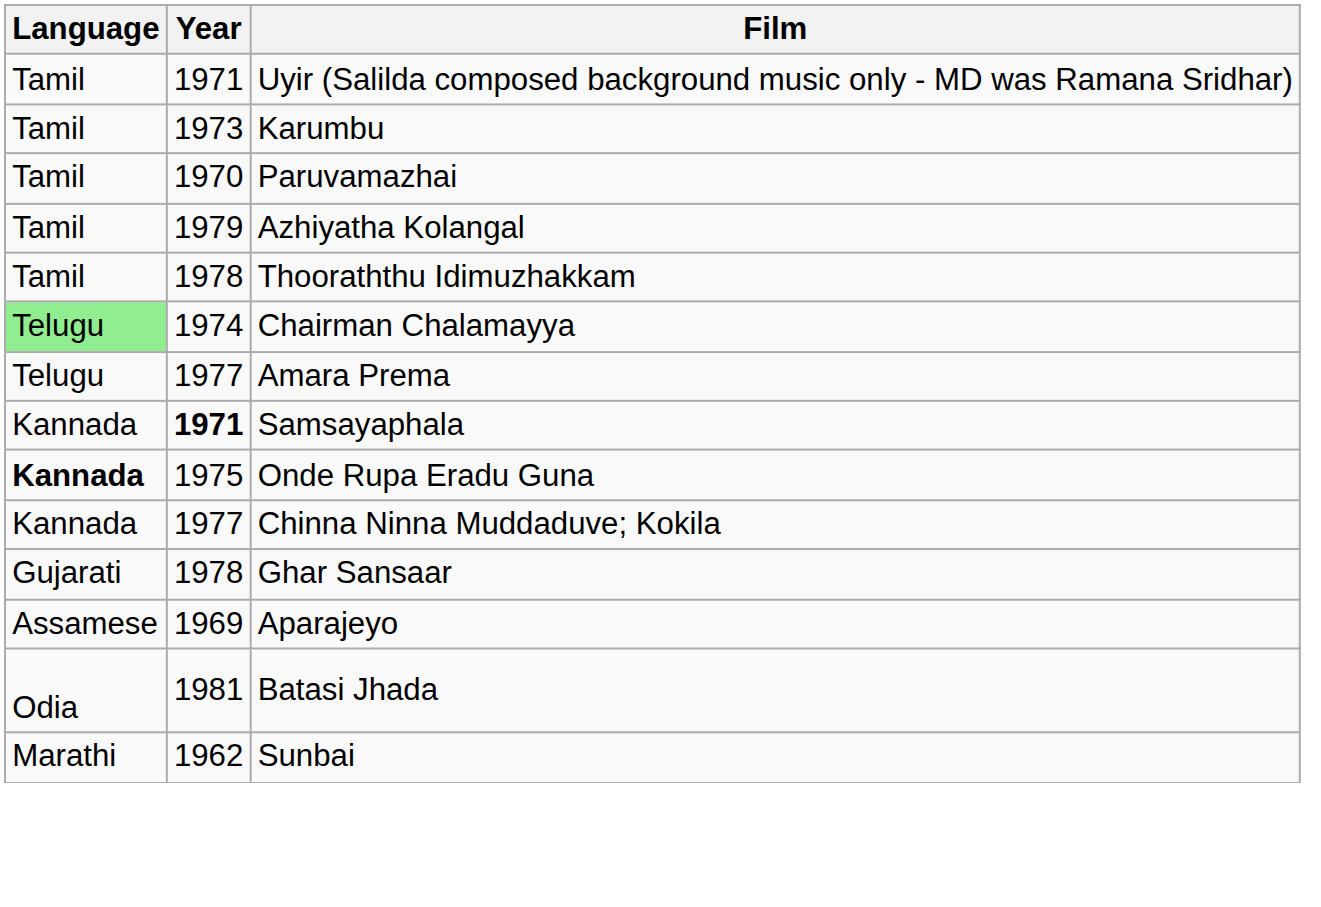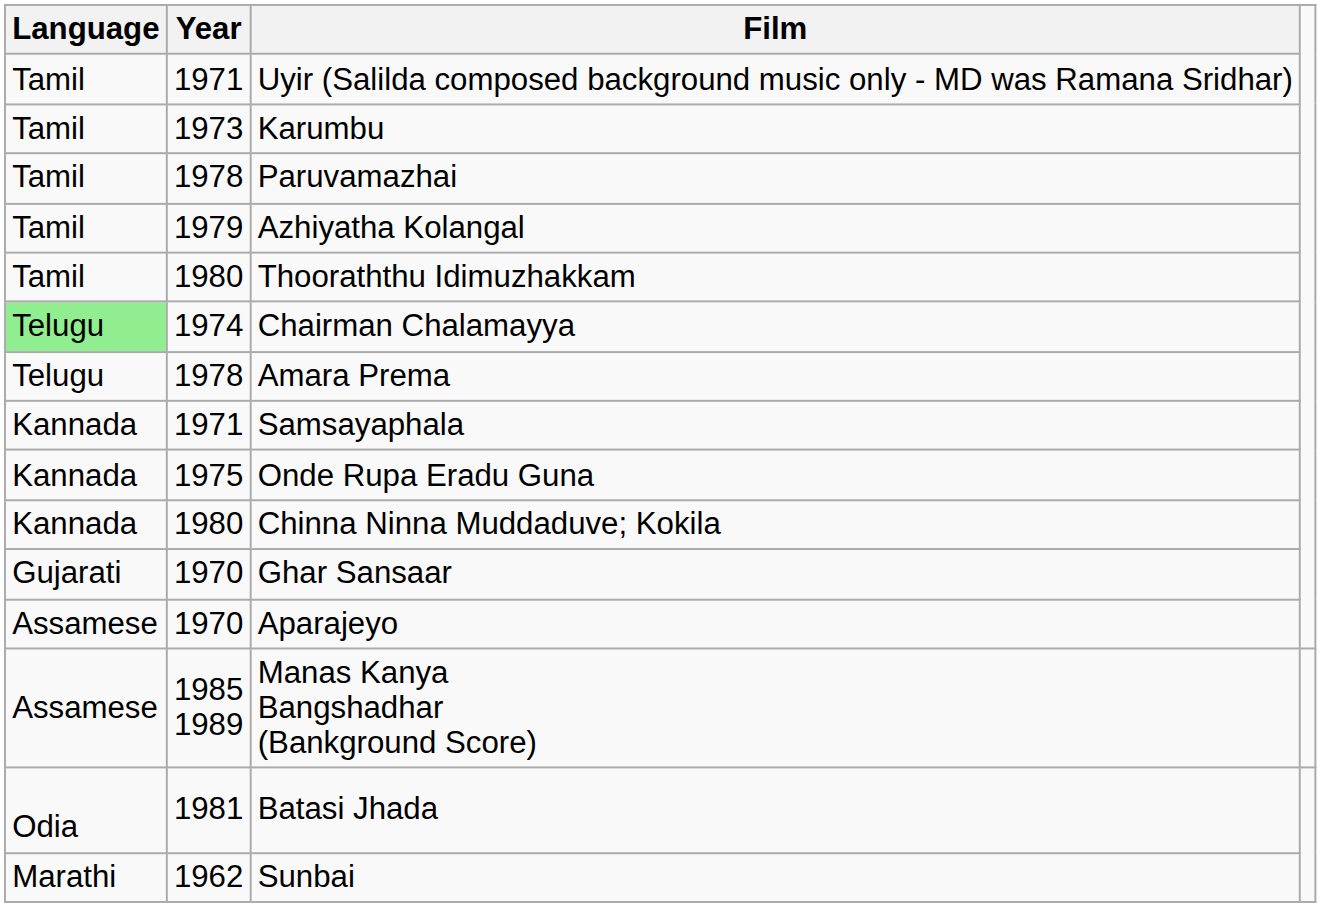(209, 177) 1970 -> (209, 177) 1978
(209, 276) 1978 -> (209, 276) 1980
(209, 375) 1977 -> (209, 375) 1978
(209, 425) bold -> (209, 425) normal
(78, 474) bold -> (75, 474) normal
(209, 524) 1977 -> (209, 524) 1980
(209, 573) 1978 -> (209, 573) 1970
(209, 623) 1969 -> (209, 623) 1970
+ row: (397, 707)
